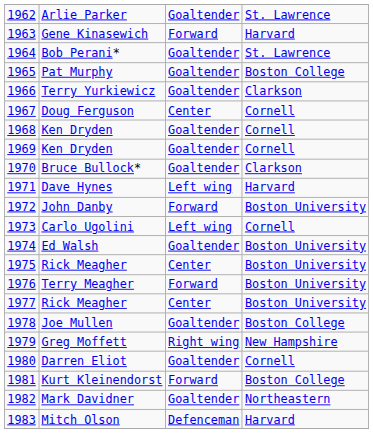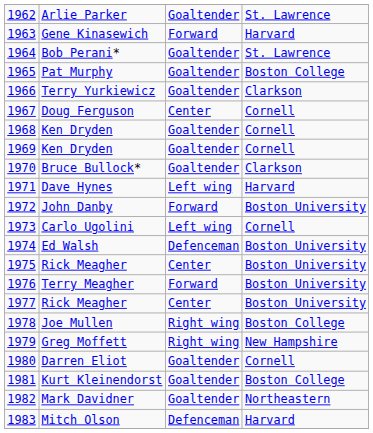(204, 245) Goaltender -> (204, 245) Defenceman
(204, 323) Goaltender -> (204, 323) Right wing
(193, 380) Forward -> (204, 380) Goaltender
